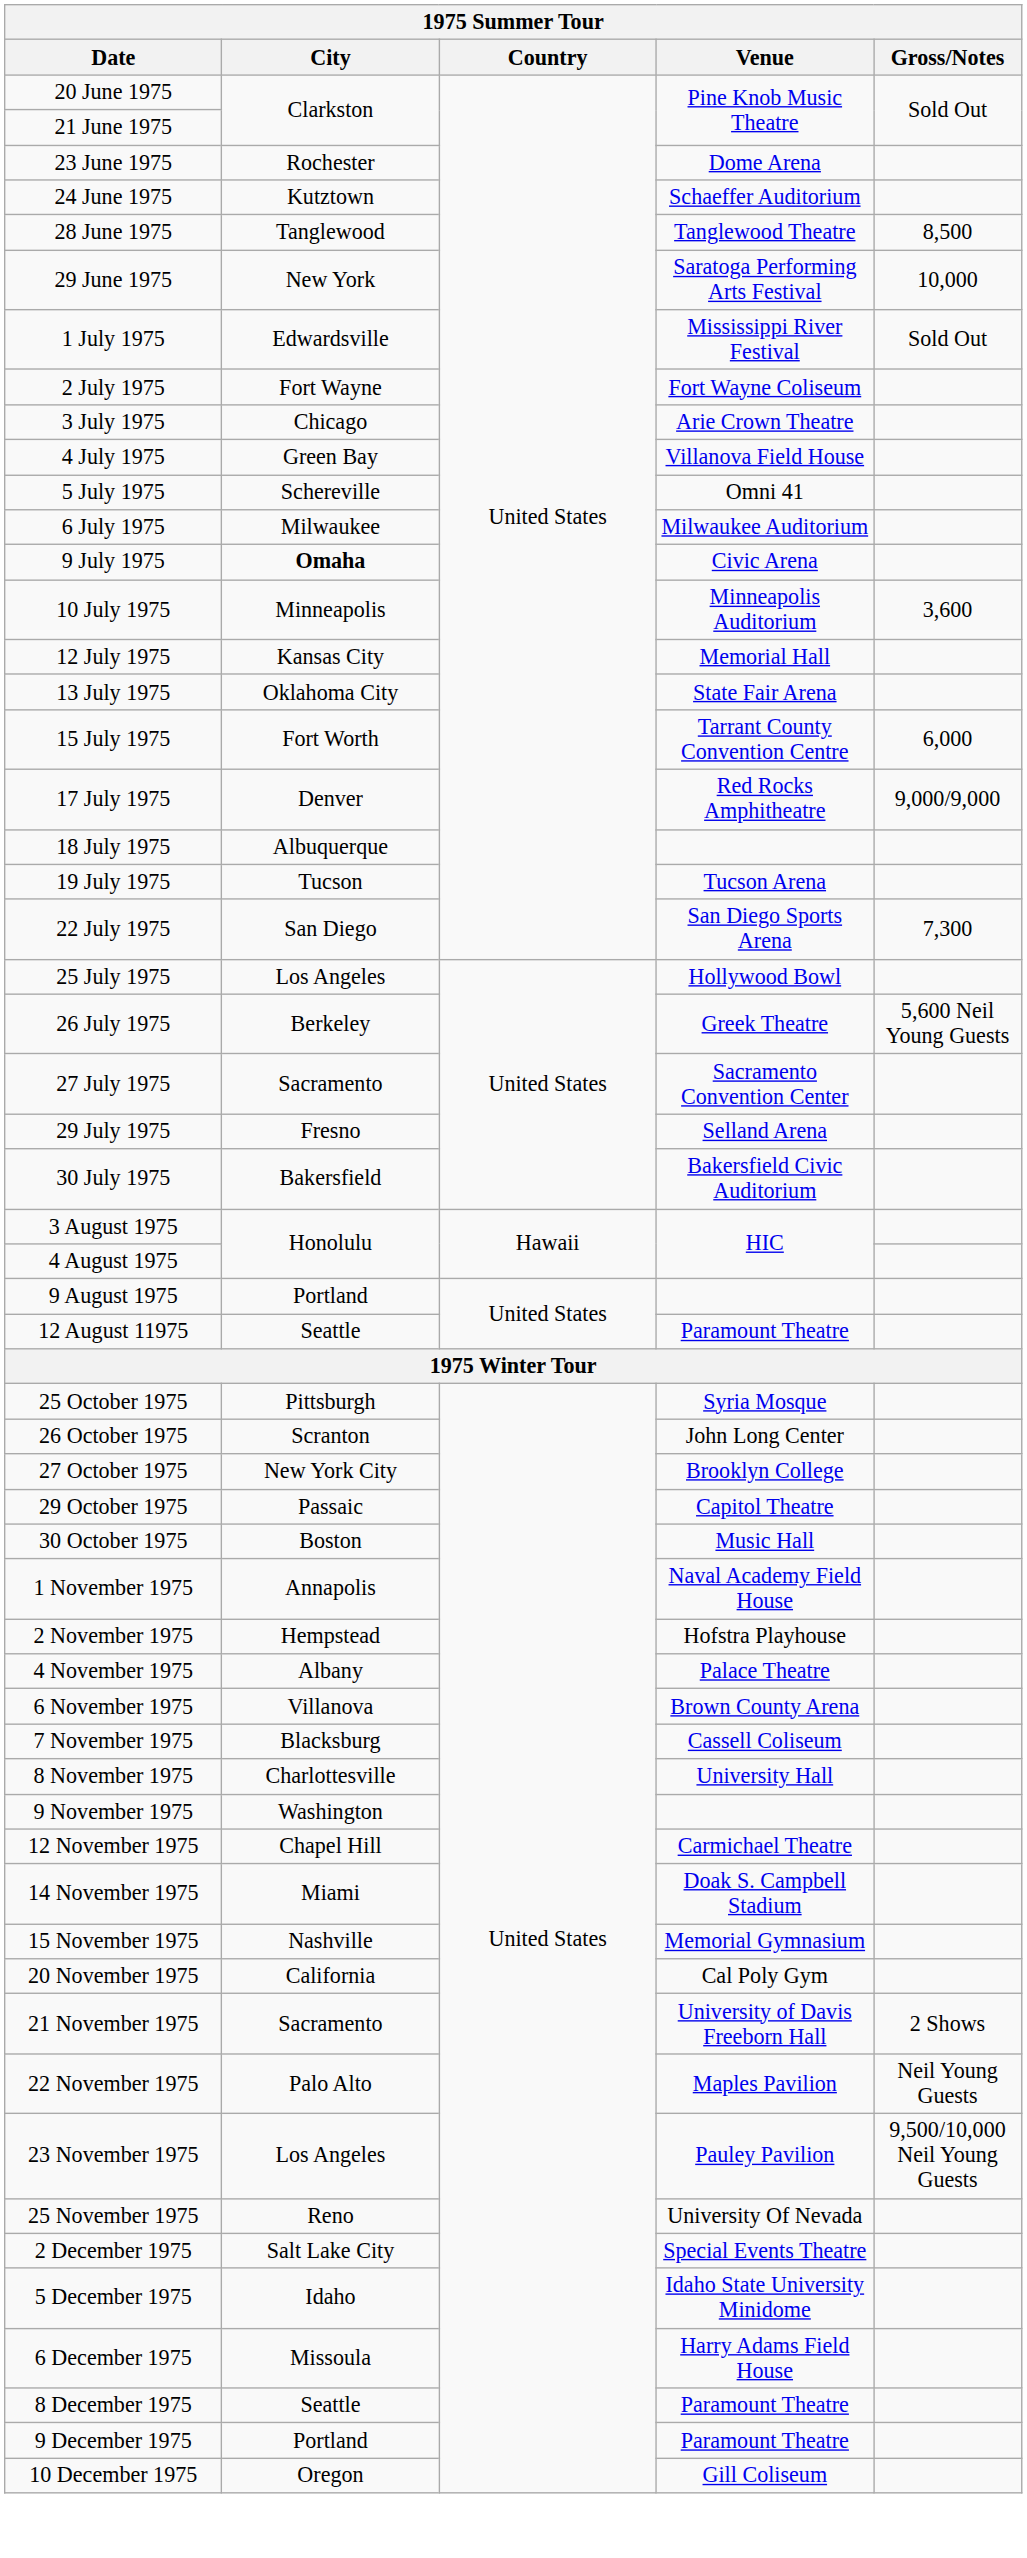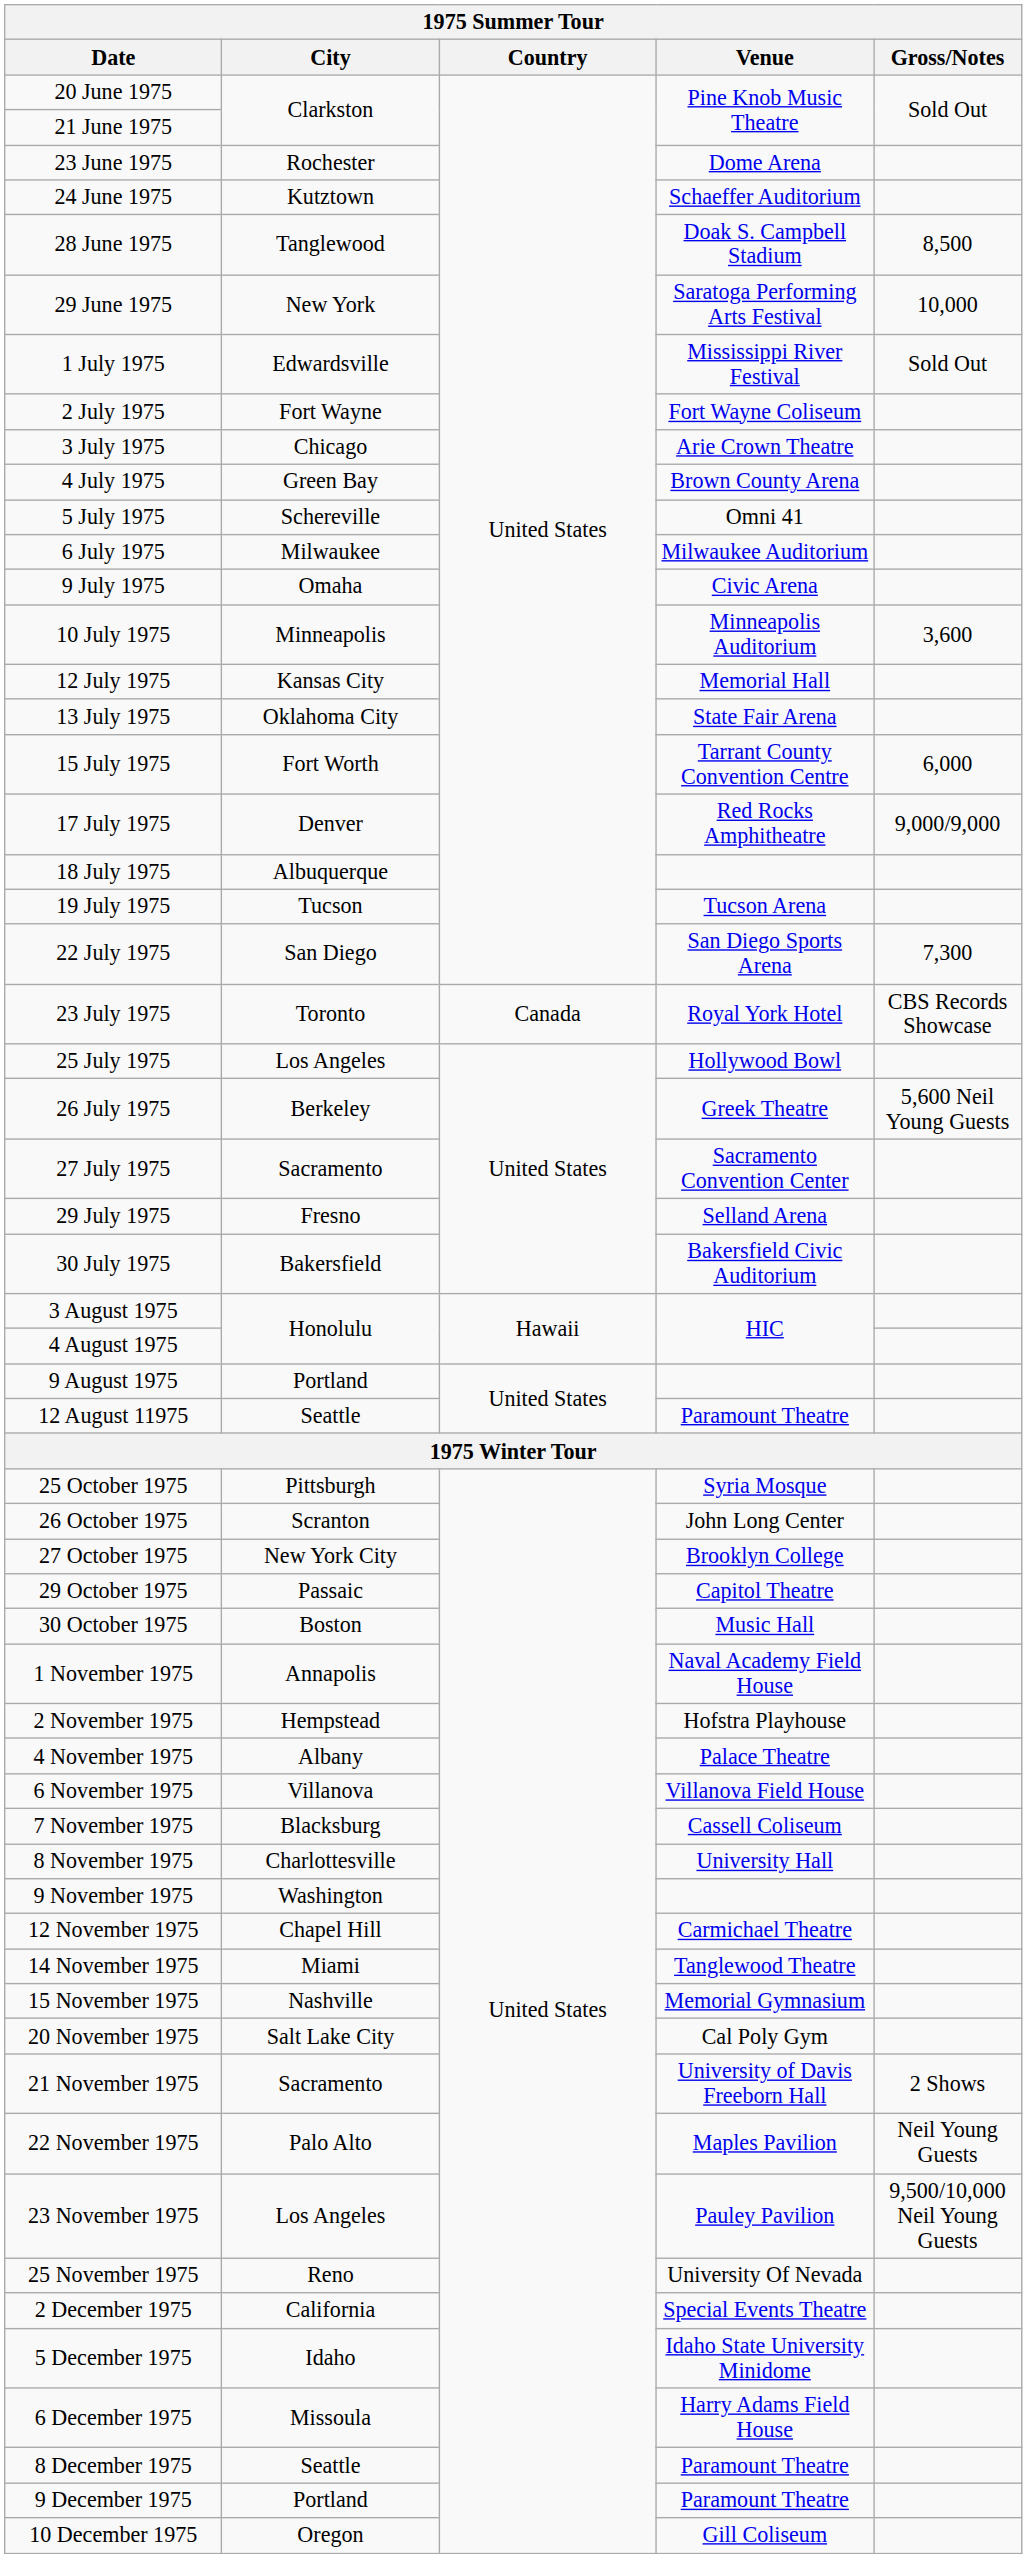(765, 232) Tanglewood Theatre -> (765, 244) Doak S. Campbell Stadium
(765, 456) Villanova Field House -> (765, 481) Brown County Arena
(330, 561) bold -> (330, 586) normal
+ row: (113, 1013)
(765, 1706) Brown County Arena -> (765, 1790) Villanova Field House
(765, 1893) Doak S. Campbell Stadium -> (765, 1965) Tanglewood Theatre
(330, 1976) California -> (330, 2035) Salt Lake City
(330, 2250) Salt Lake City -> (330, 2310) California
